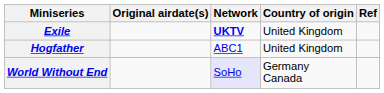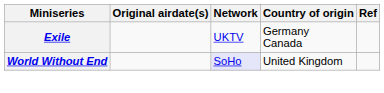(229, 31) bold -> (229, 37) normal
(303, 31) United Kingdom -> (286, 37) Germany Canada
- row: (57, 48)
(286, 72) Germany Canada -> (303, 61) United Kingdom
